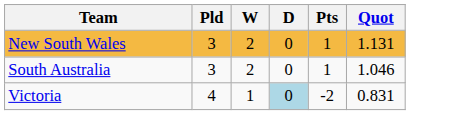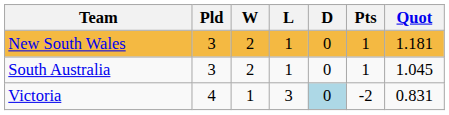+ column: (289, 17)
(376, 43) 1.131 -> (414, 43) 1.181
(376, 69) 1.046 -> (414, 69) 1.045
